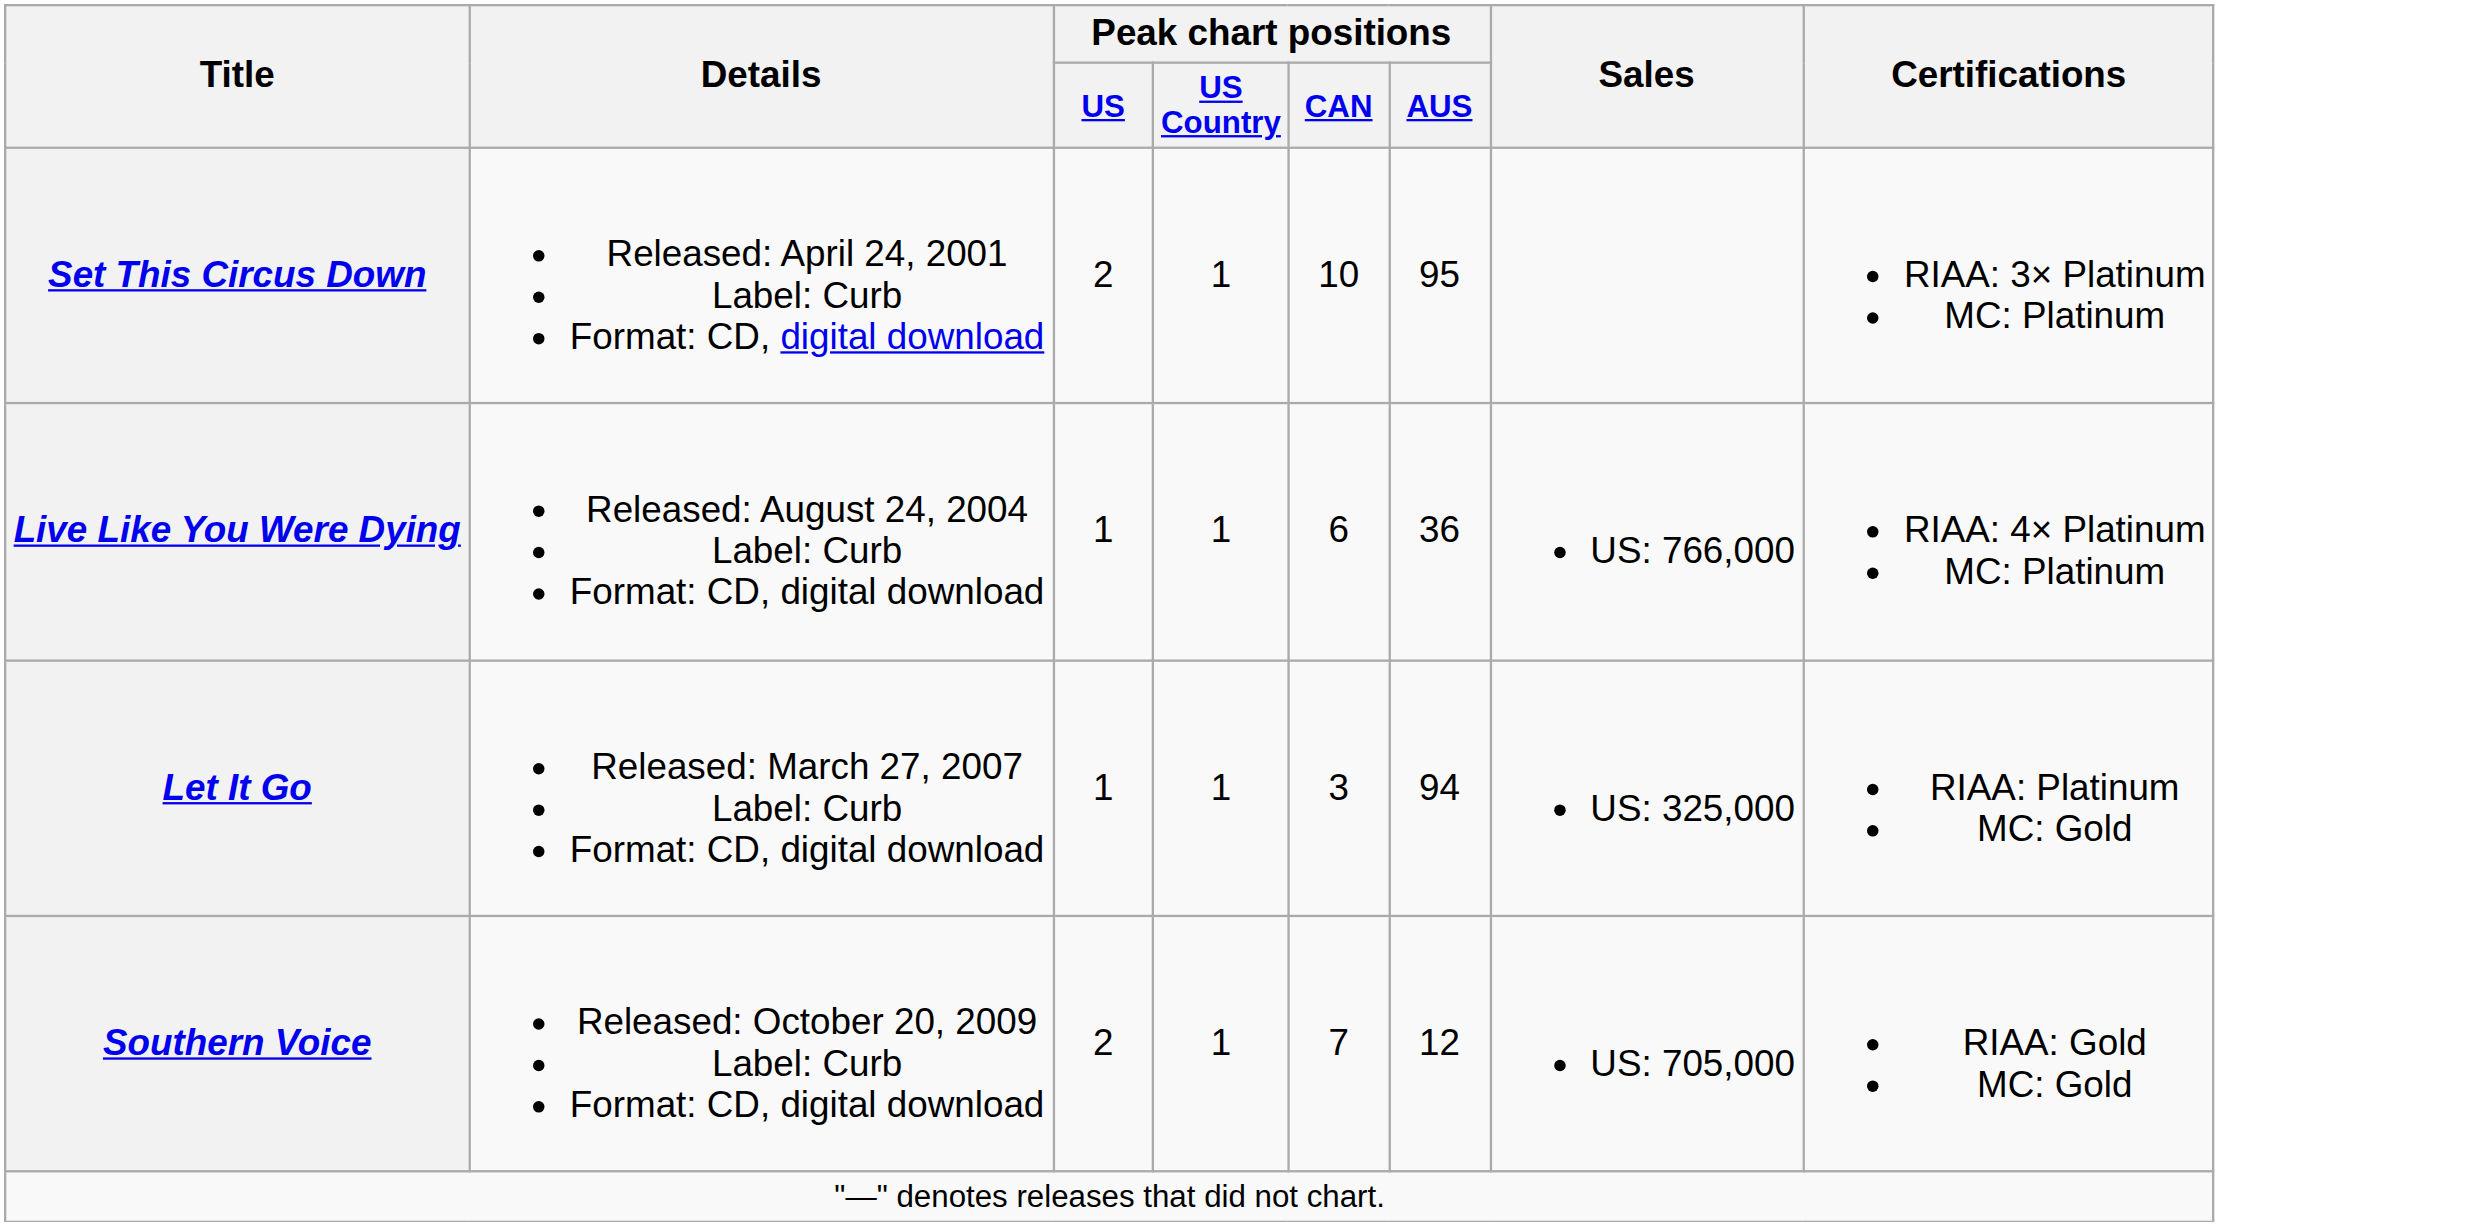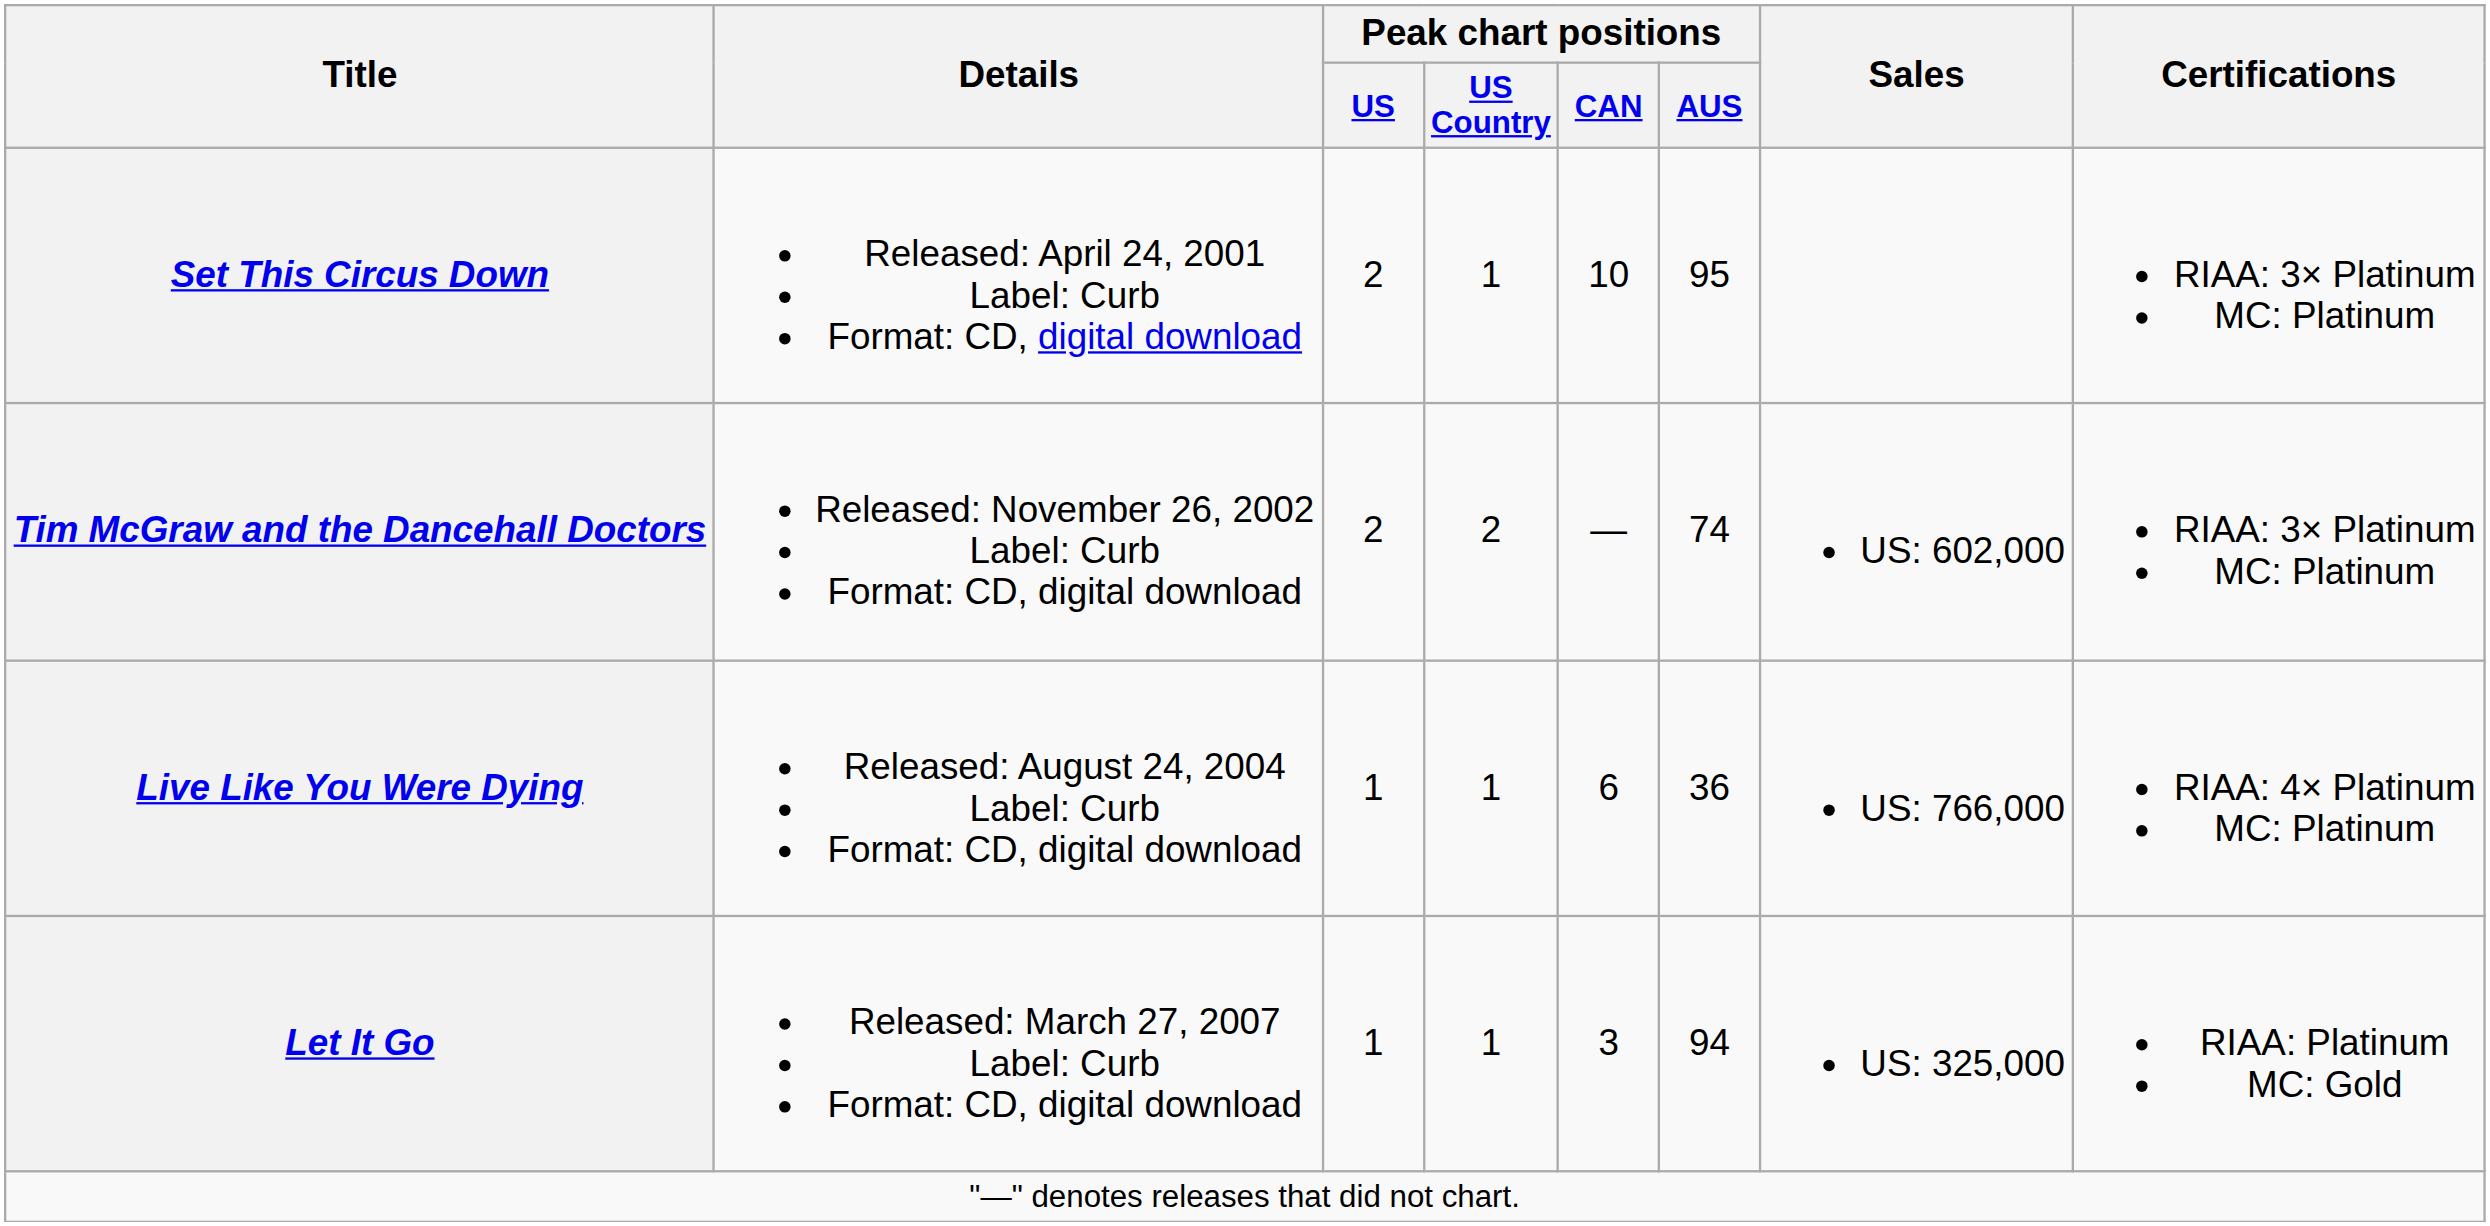+ row: (360, 530)
- row: (237, 1043)
